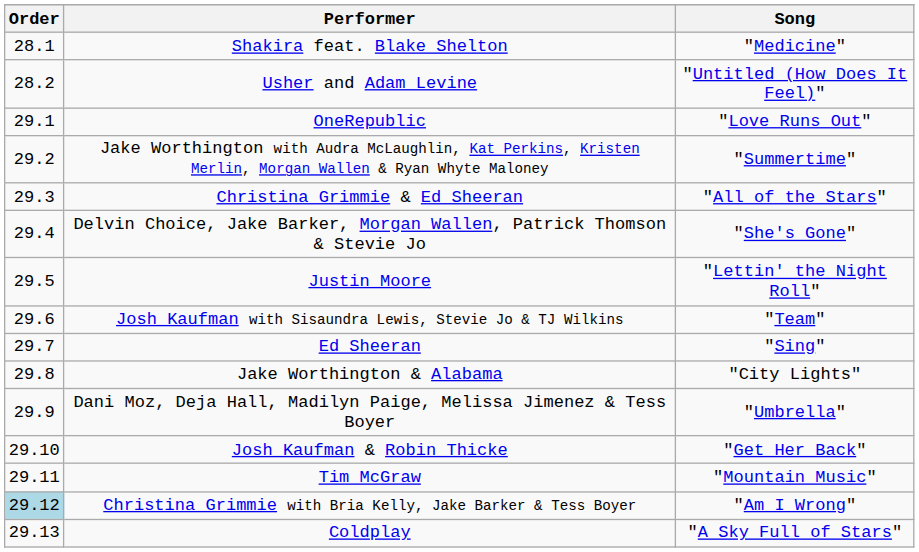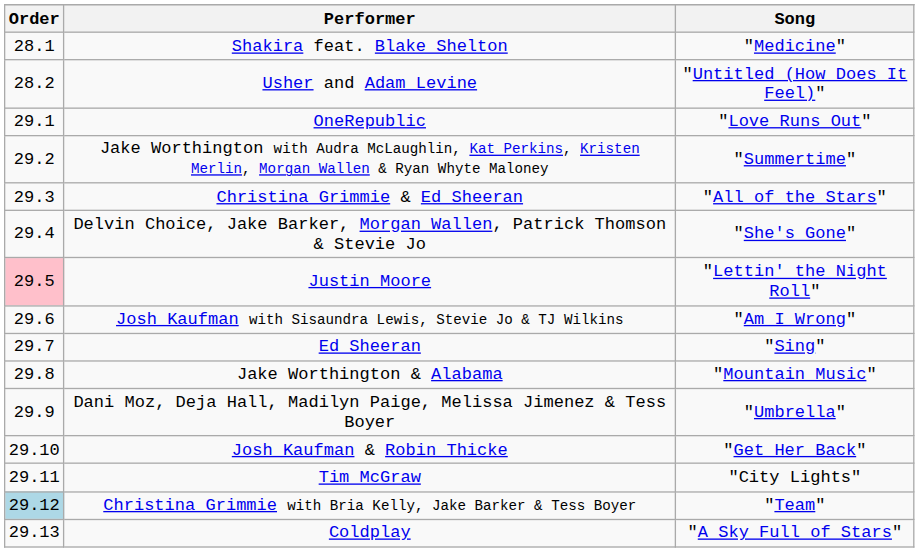(34, 282) no background -> (34, 282) pink background
(795, 319) "Team" -> (795, 319) "Am I Wrong"
(795, 375) "City Lights" -> (795, 375) "Mountain Music"
(795, 478) "Mountain Music" -> (795, 478) "City Lights"
(795, 505) "Am I Wrong" -> (795, 505) "Team"
